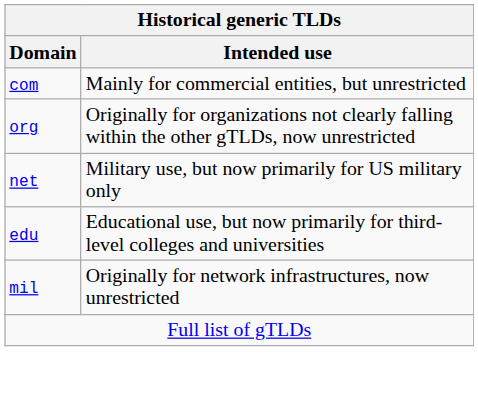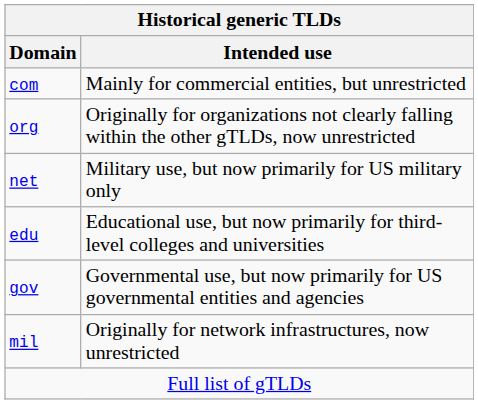+ row: (24, 289)
